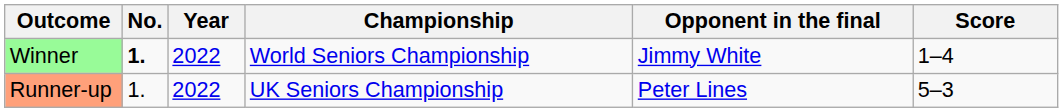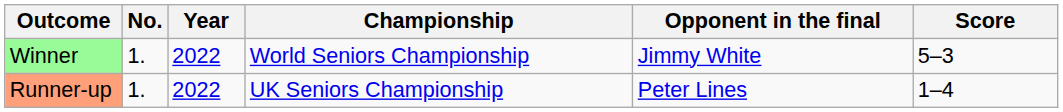(137, 55) bold -> (137, 55) normal
(936, 55) 1–4 -> (936, 55) 5–3
(936, 90) 5–3 -> (936, 90) 1–4
